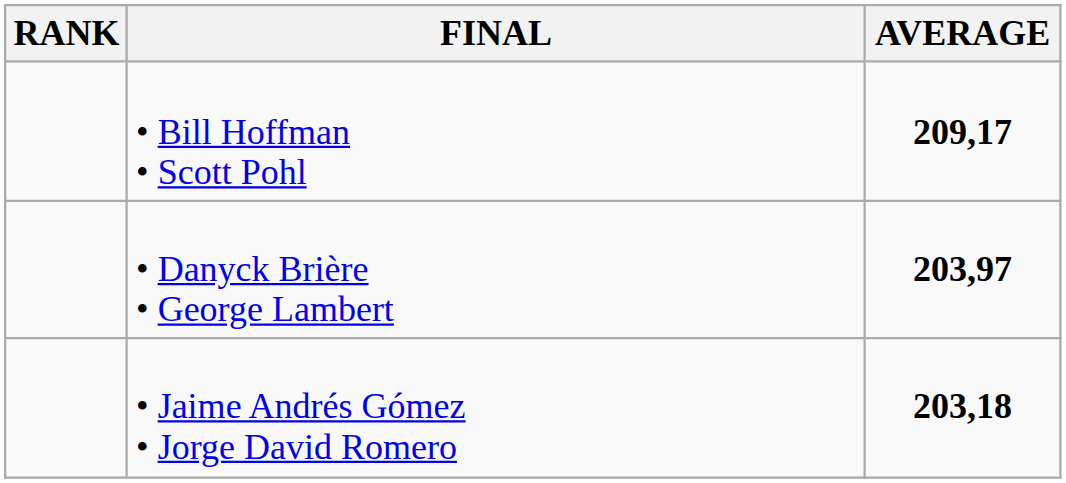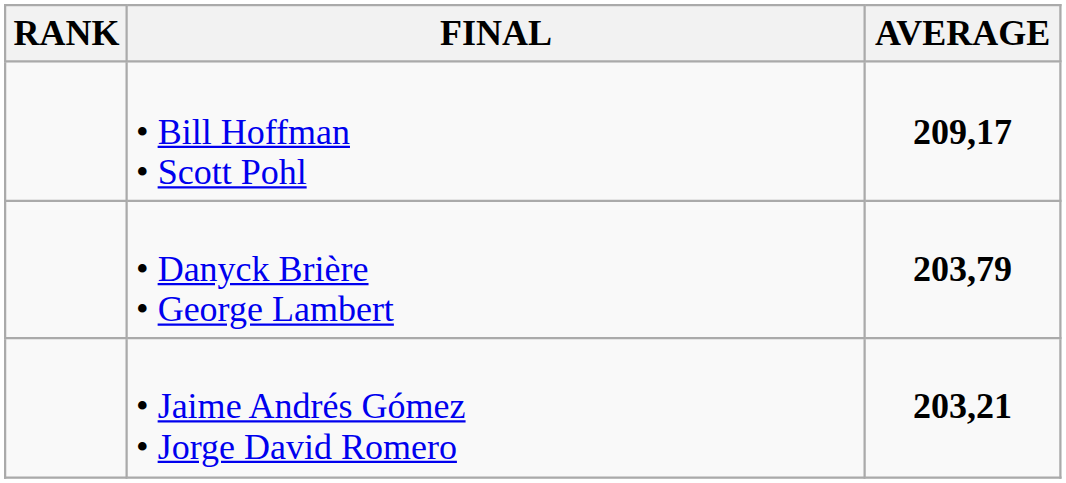(963, 268) 203,97 -> (963, 268) 203,79
(963, 406) 203,18 -> (963, 406) 203,21
